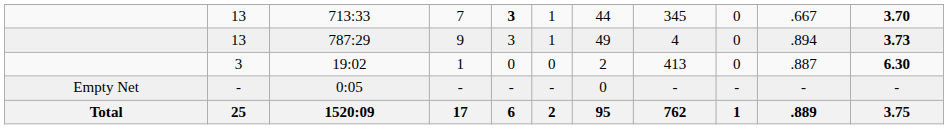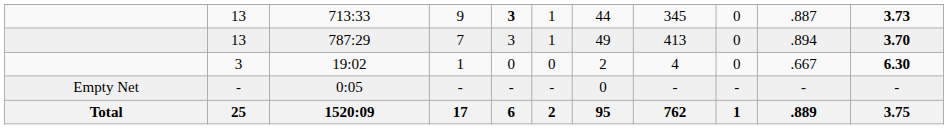(460, 16) 7 -> (460, 16) 9
(804, 16) .667 -> (804, 16) .887
(897, 16) 3.70 -> (897, 16) 3.73
(460, 40) 9 -> (460, 40) 7
(675, 40) 4 -> (675, 40) 413
(897, 40) 3.73 -> (897, 40) 3.70
(675, 64) 413 -> (675, 64) 4
(804, 64) .887 -> (804, 64) .667
